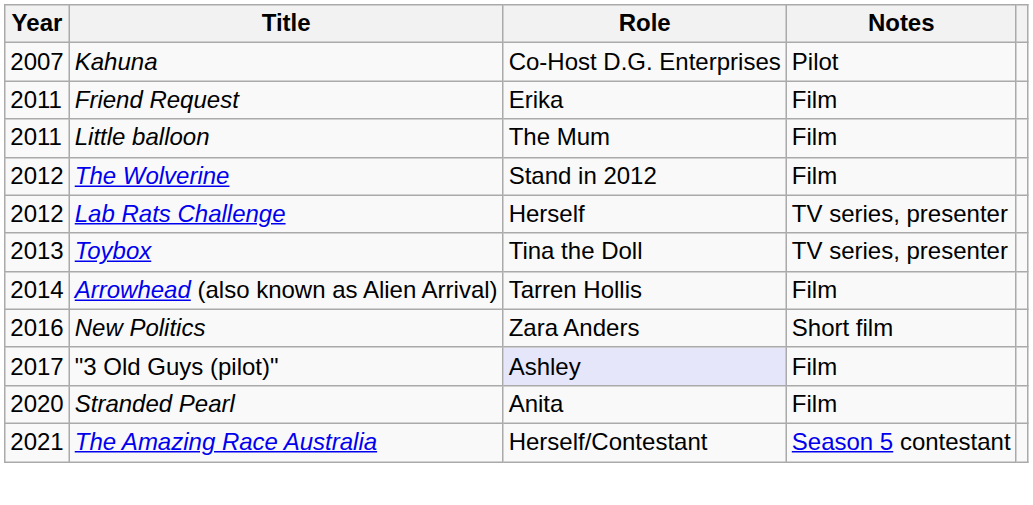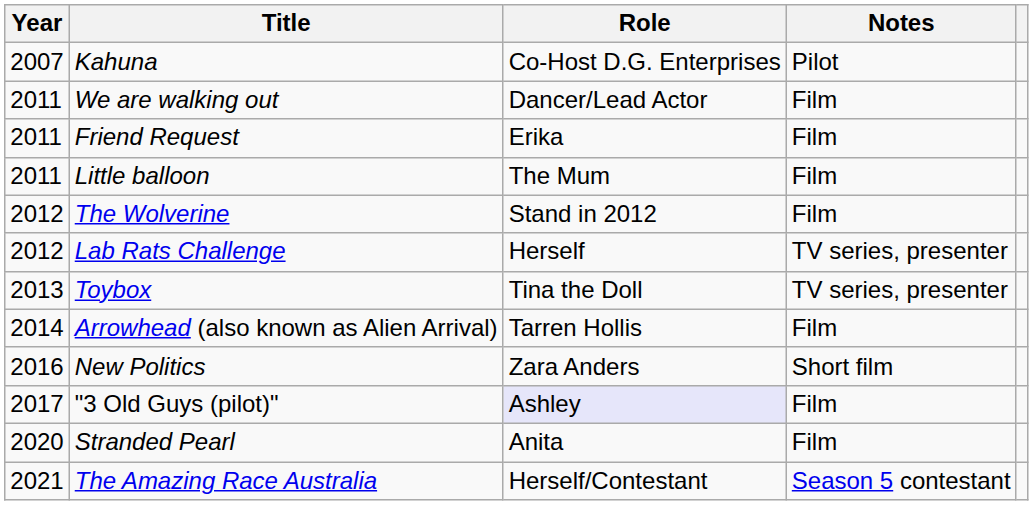+ row: (177, 99)
